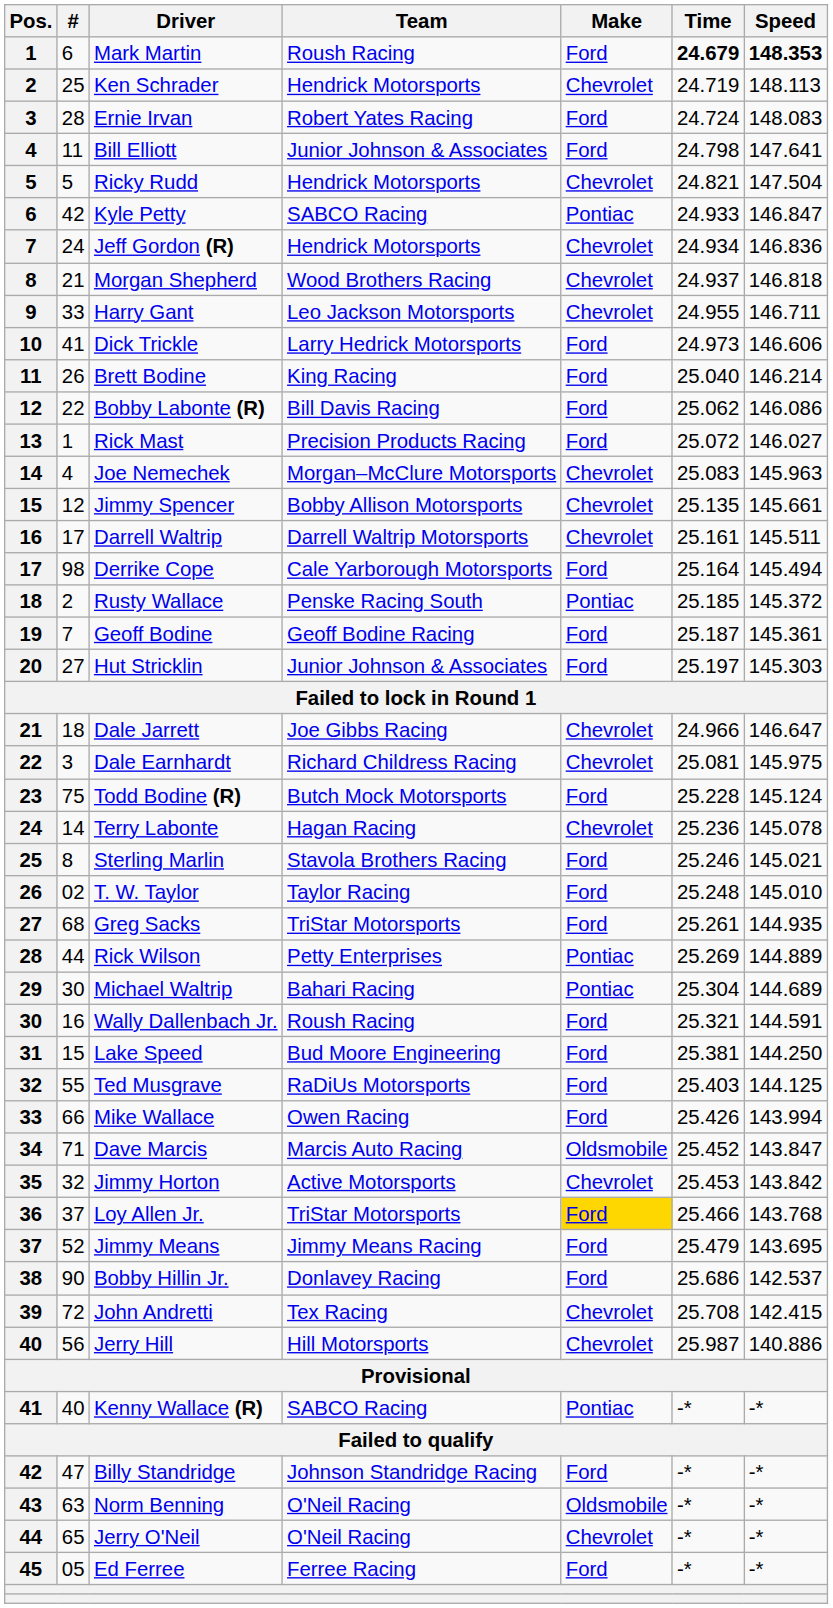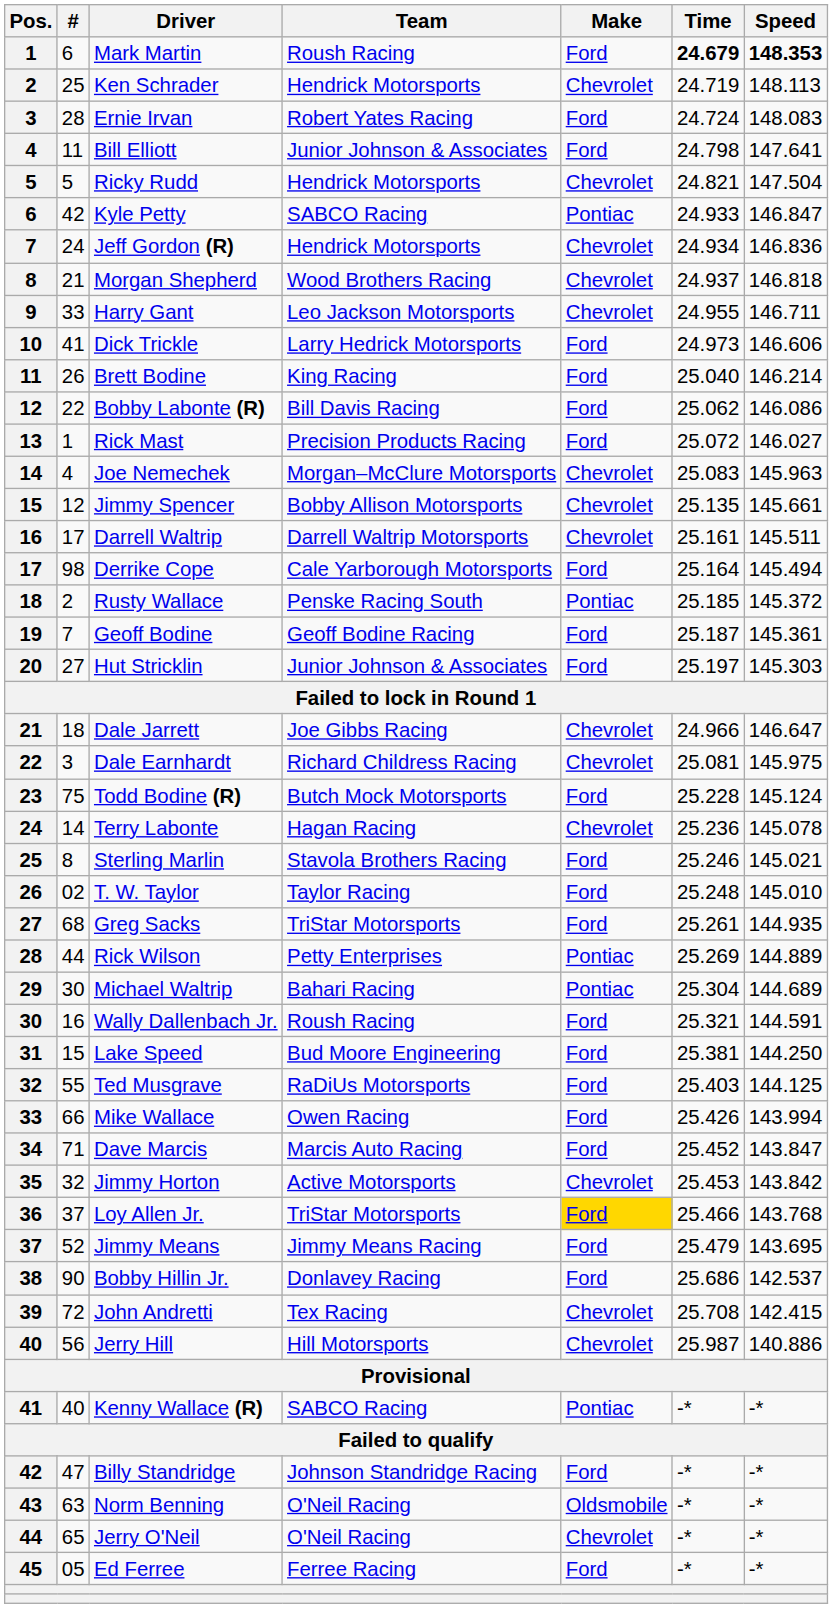(617, 1150) Oldsmobile -> (587, 1150) Ford
